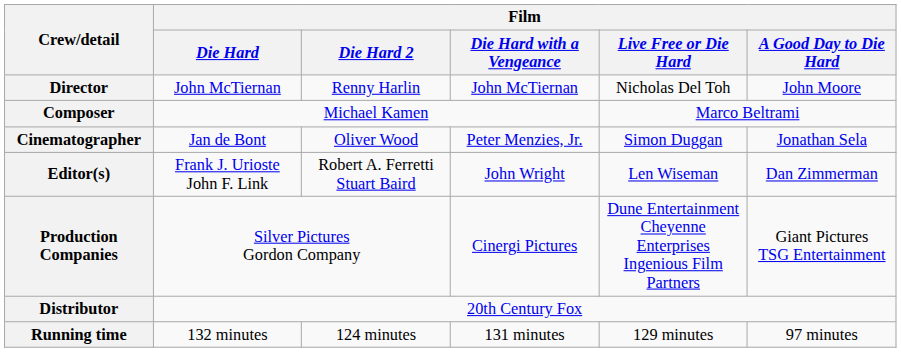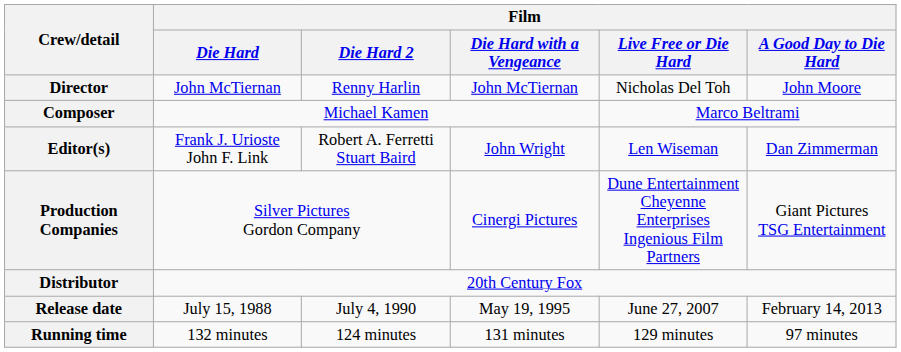- row: (79, 139)
+ row: (79, 308)
